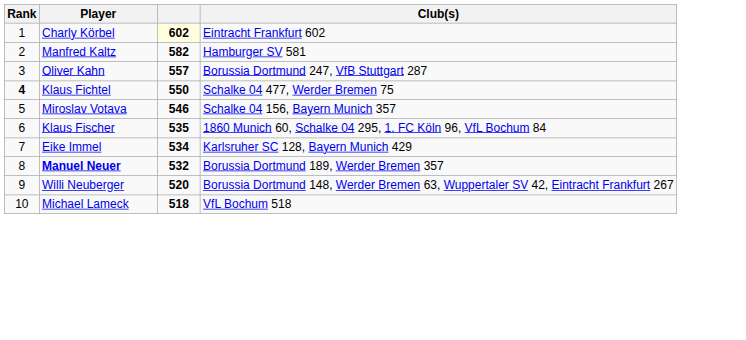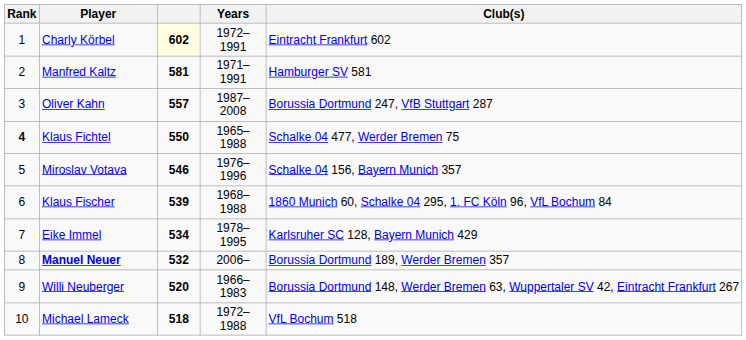+ column: (233, 14)
(179, 52) 582 -> (179, 72) 581
(179, 128) 535 -> (179, 202) 539
